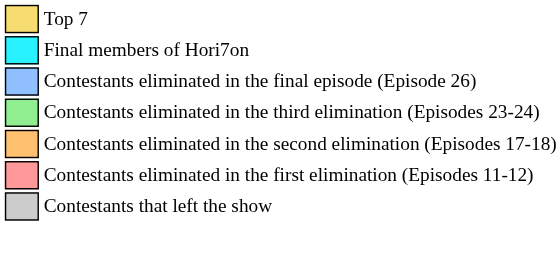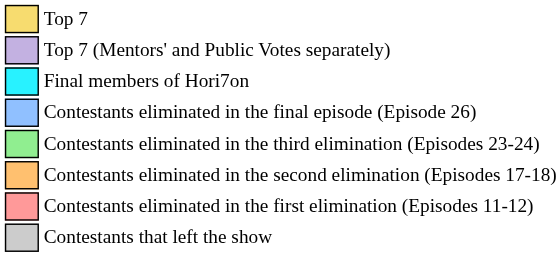+ row: (217, 50)
